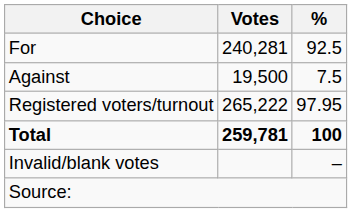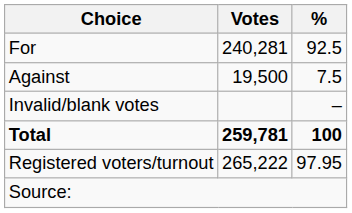rows swapped: (84, 163) <-> (111, 105)
